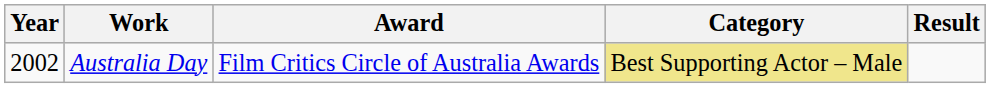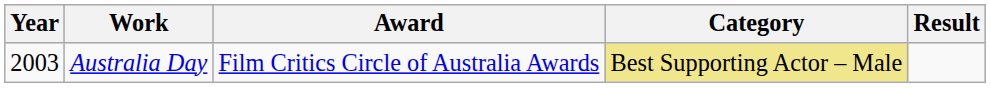(35, 62) 2002 -> (35, 62) 2003
